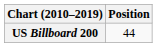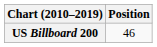(129, 33) 44 -> (129, 33) 46
